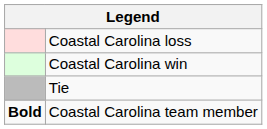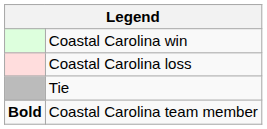rows swapped: (118, 65) <-> (120, 41)
